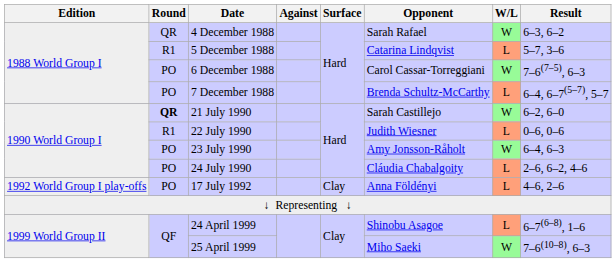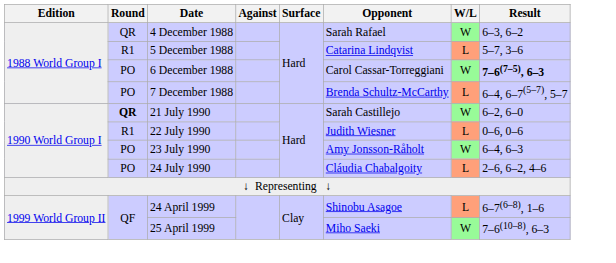(554, 70) normal -> (513, 70) bold
- row: (221, 186)
